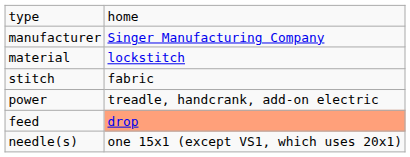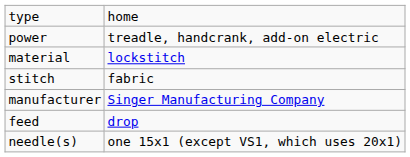rows swapped: (55, 37) <-> (28, 100)
(123, 121) lightsalmon background -> (123, 121) no background
